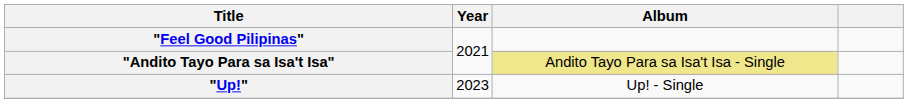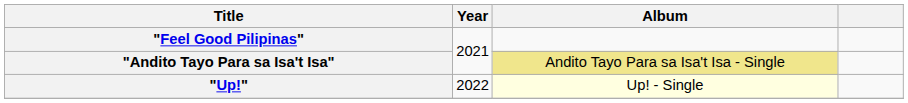(473, 86) 2023 -> (473, 86) 2022
(665, 86) no background -> (665, 86) lightyellow background
